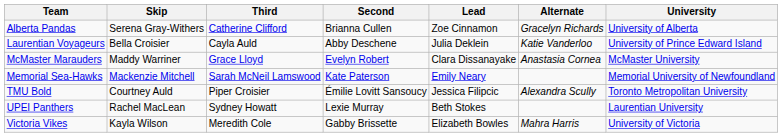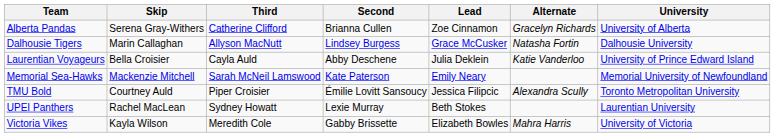+ row: (44, 44)
- row: (54, 60)
